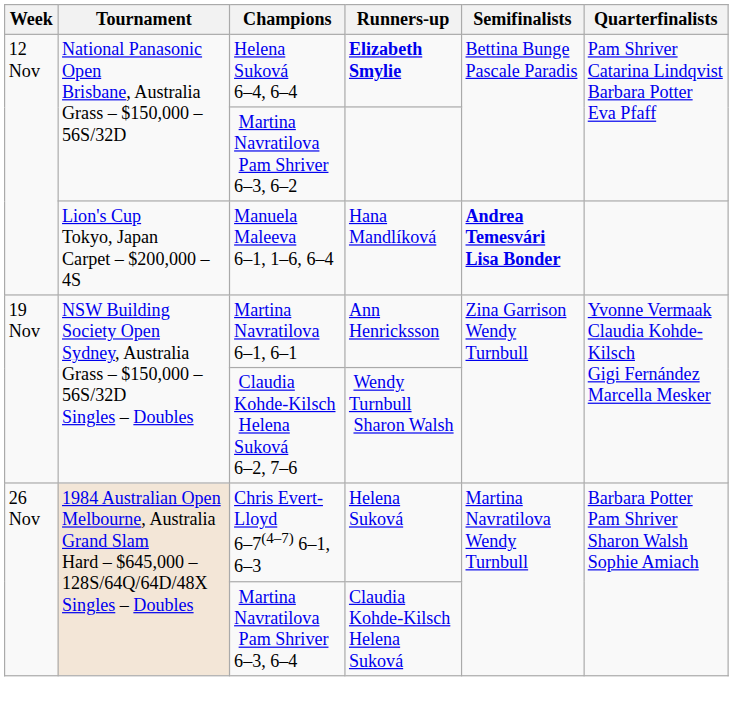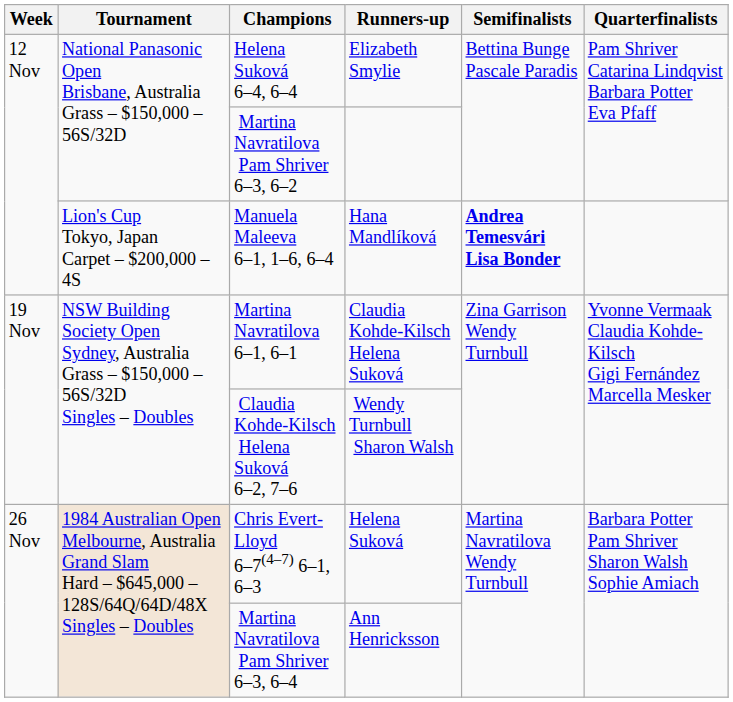(386, 60) bold -> (383, 60) normal
(394, 320) Ann Henricksson -> (400, 342) Claudia Kohde-Kilsch Helena Suková
(400, 628) Claudia Kohde-Kilsch Helena Suková -> (394, 628) Ann Henricksson
